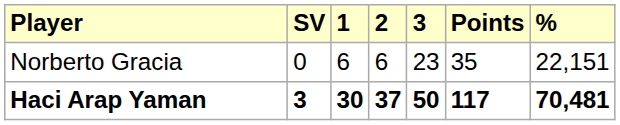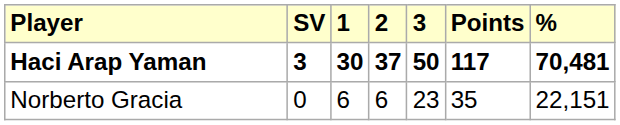rows swapped: (108, 100) <-> (96, 61)
